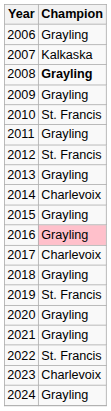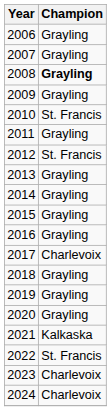(67, 54) Kalkaska -> (65, 54) Grayling
(71, 194) Charlevoix -> (65, 194) Grayling
(65, 235) pink background -> (65, 235) no background
(71, 295) St. Francis -> (65, 295) Grayling
(65, 335) Grayling -> (67, 335) Kalkaska
(65, 395) Grayling -> (71, 395) Charlevoix
